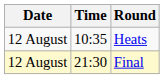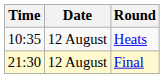columns swapped: (38, 16) <-> (91, 16)
